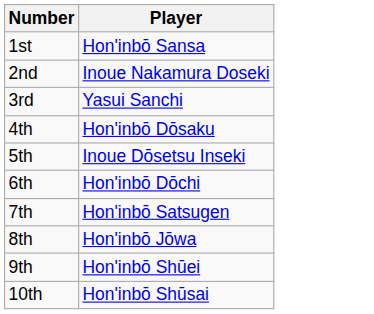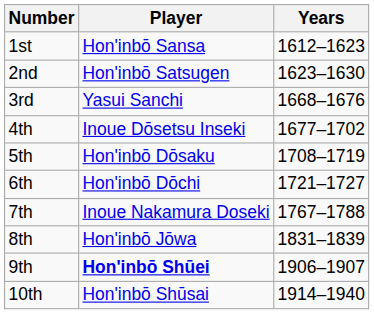+ column: (321, 18)
(176, 73) Inoue Nakamura Doseki -> (156, 73) Hon'inbō Satsugen
(149, 128) Hon'inbō Dōsaku -> (164, 128) Inoue Dōsetsu Inseki
(164, 156) Inoue Dōsetsu Inseki -> (149, 156) Hon'inbō Dōsaku
(156, 211) Hon'inbō Satsugen -> (176, 211) Inoue Nakamura Doseki
(141, 267) normal -> (146, 267) bold
